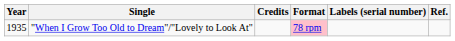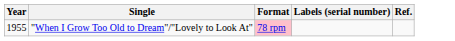- column: (273, 12)
(17, 28) 1935 -> (17, 28) 1955
